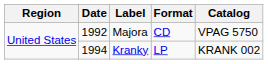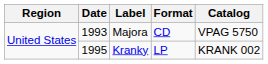(94, 31) 1992 -> (94, 31) 1993
(94, 50) 1994 -> (94, 50) 1995
